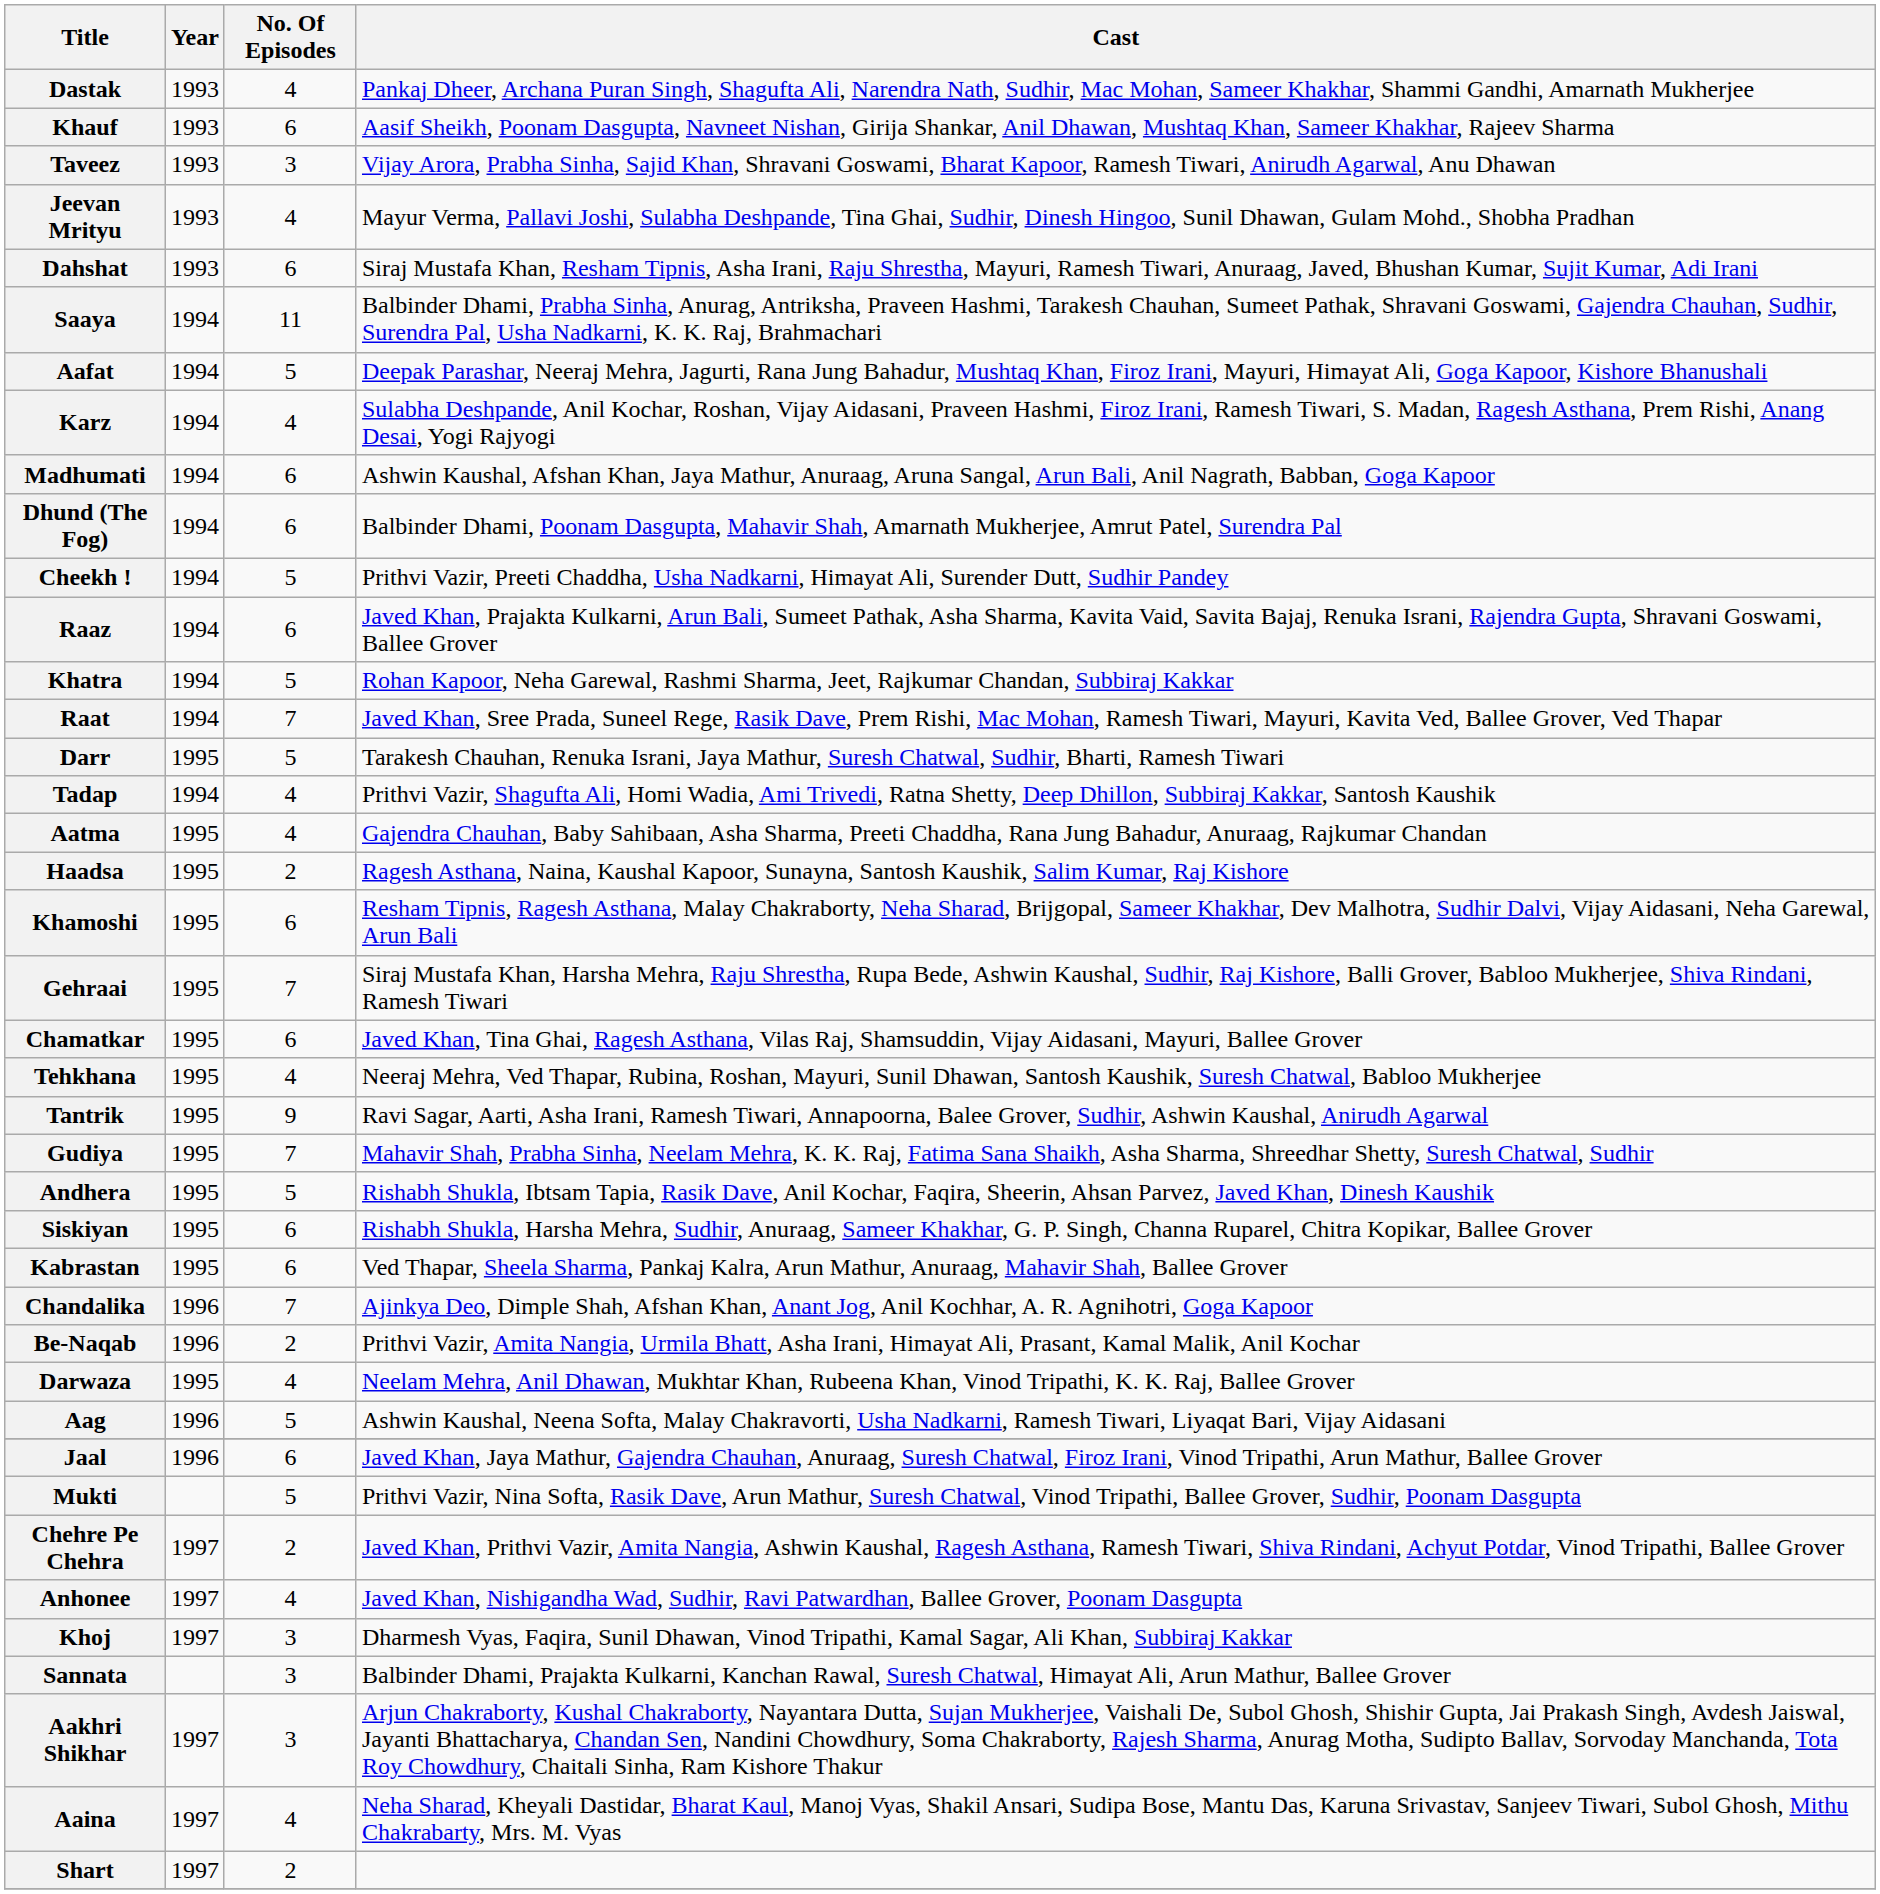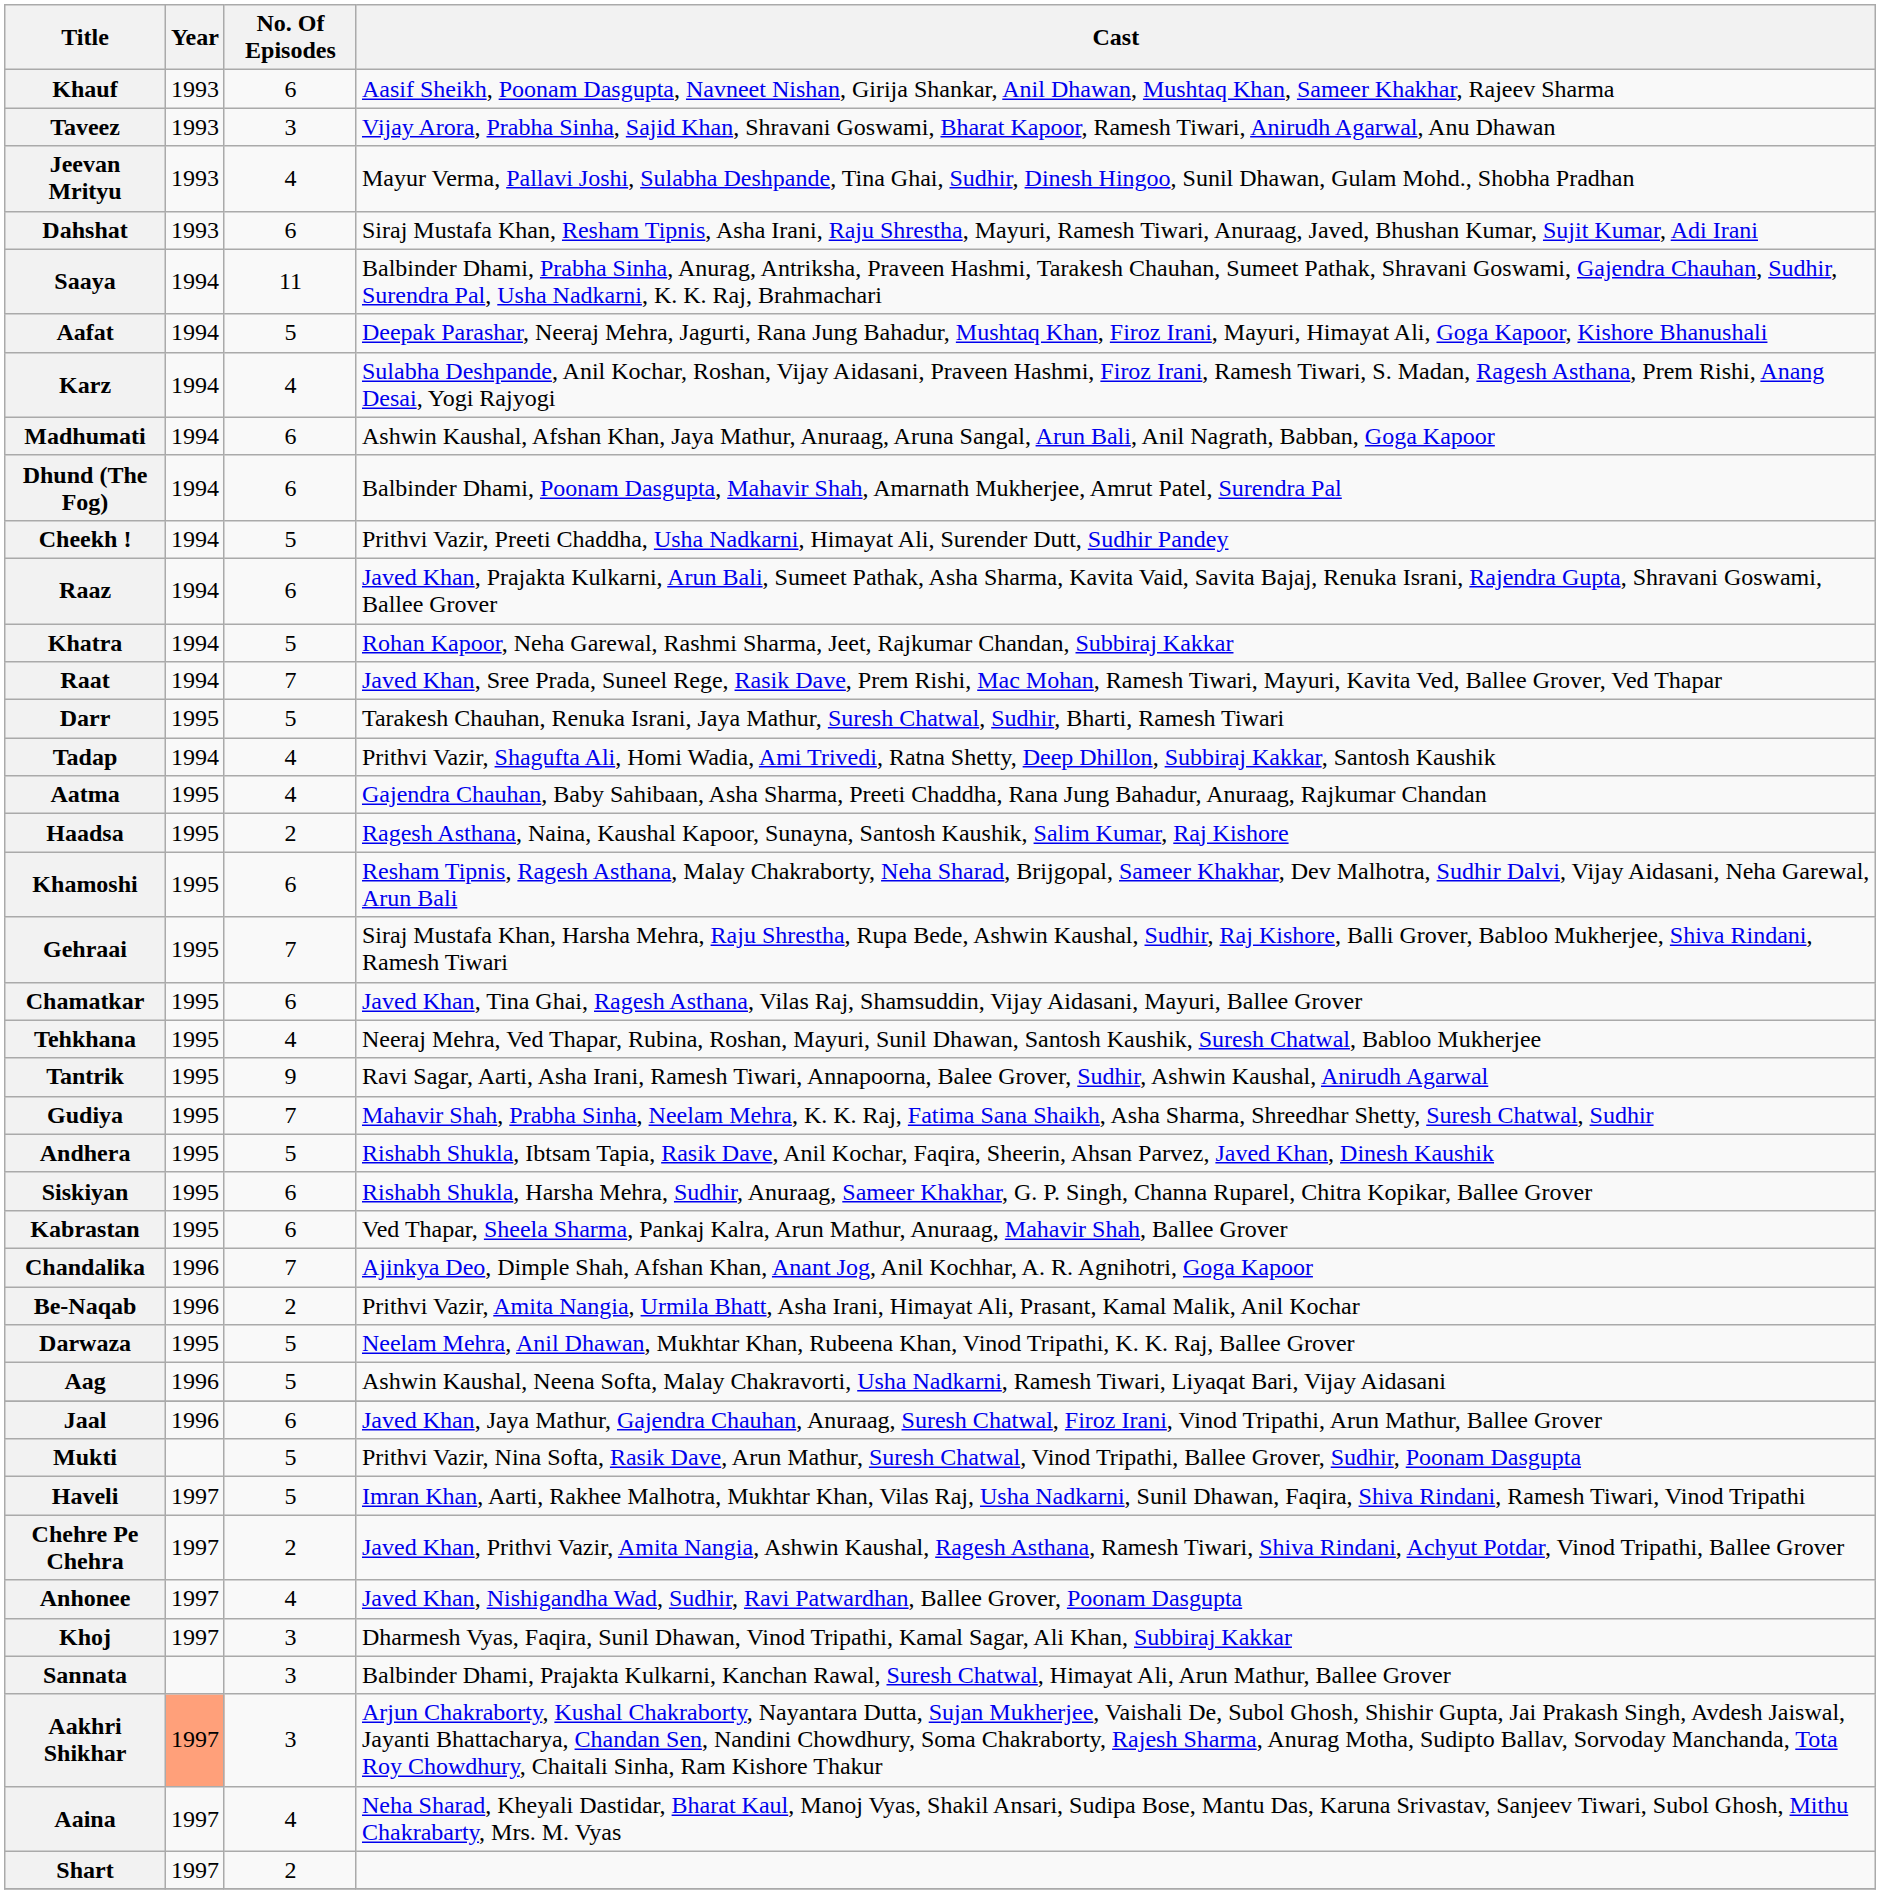- row: (85, 88)
(290, 1381) 4 -> (290, 1343) 5
+ row: (85, 1495)
(195, 1739) no background -> (195, 1739) lightsalmon background
